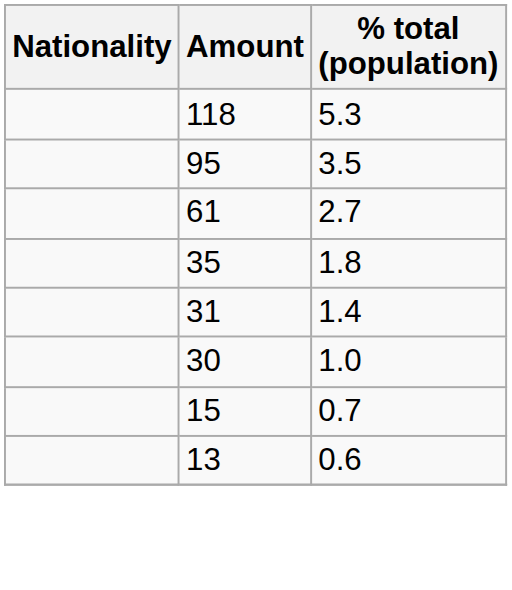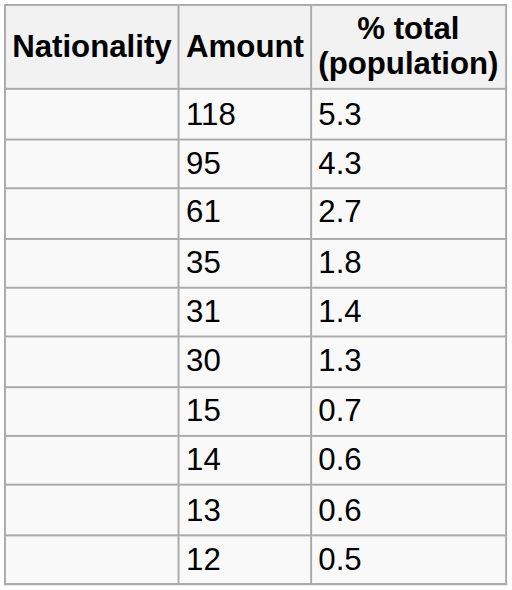(340, 163) 3.5 -> (340, 163) 4.3
(340, 361) 1.0 -> (340, 361) 1.3
+ row: (203, 460)
+ row: (203, 559)
